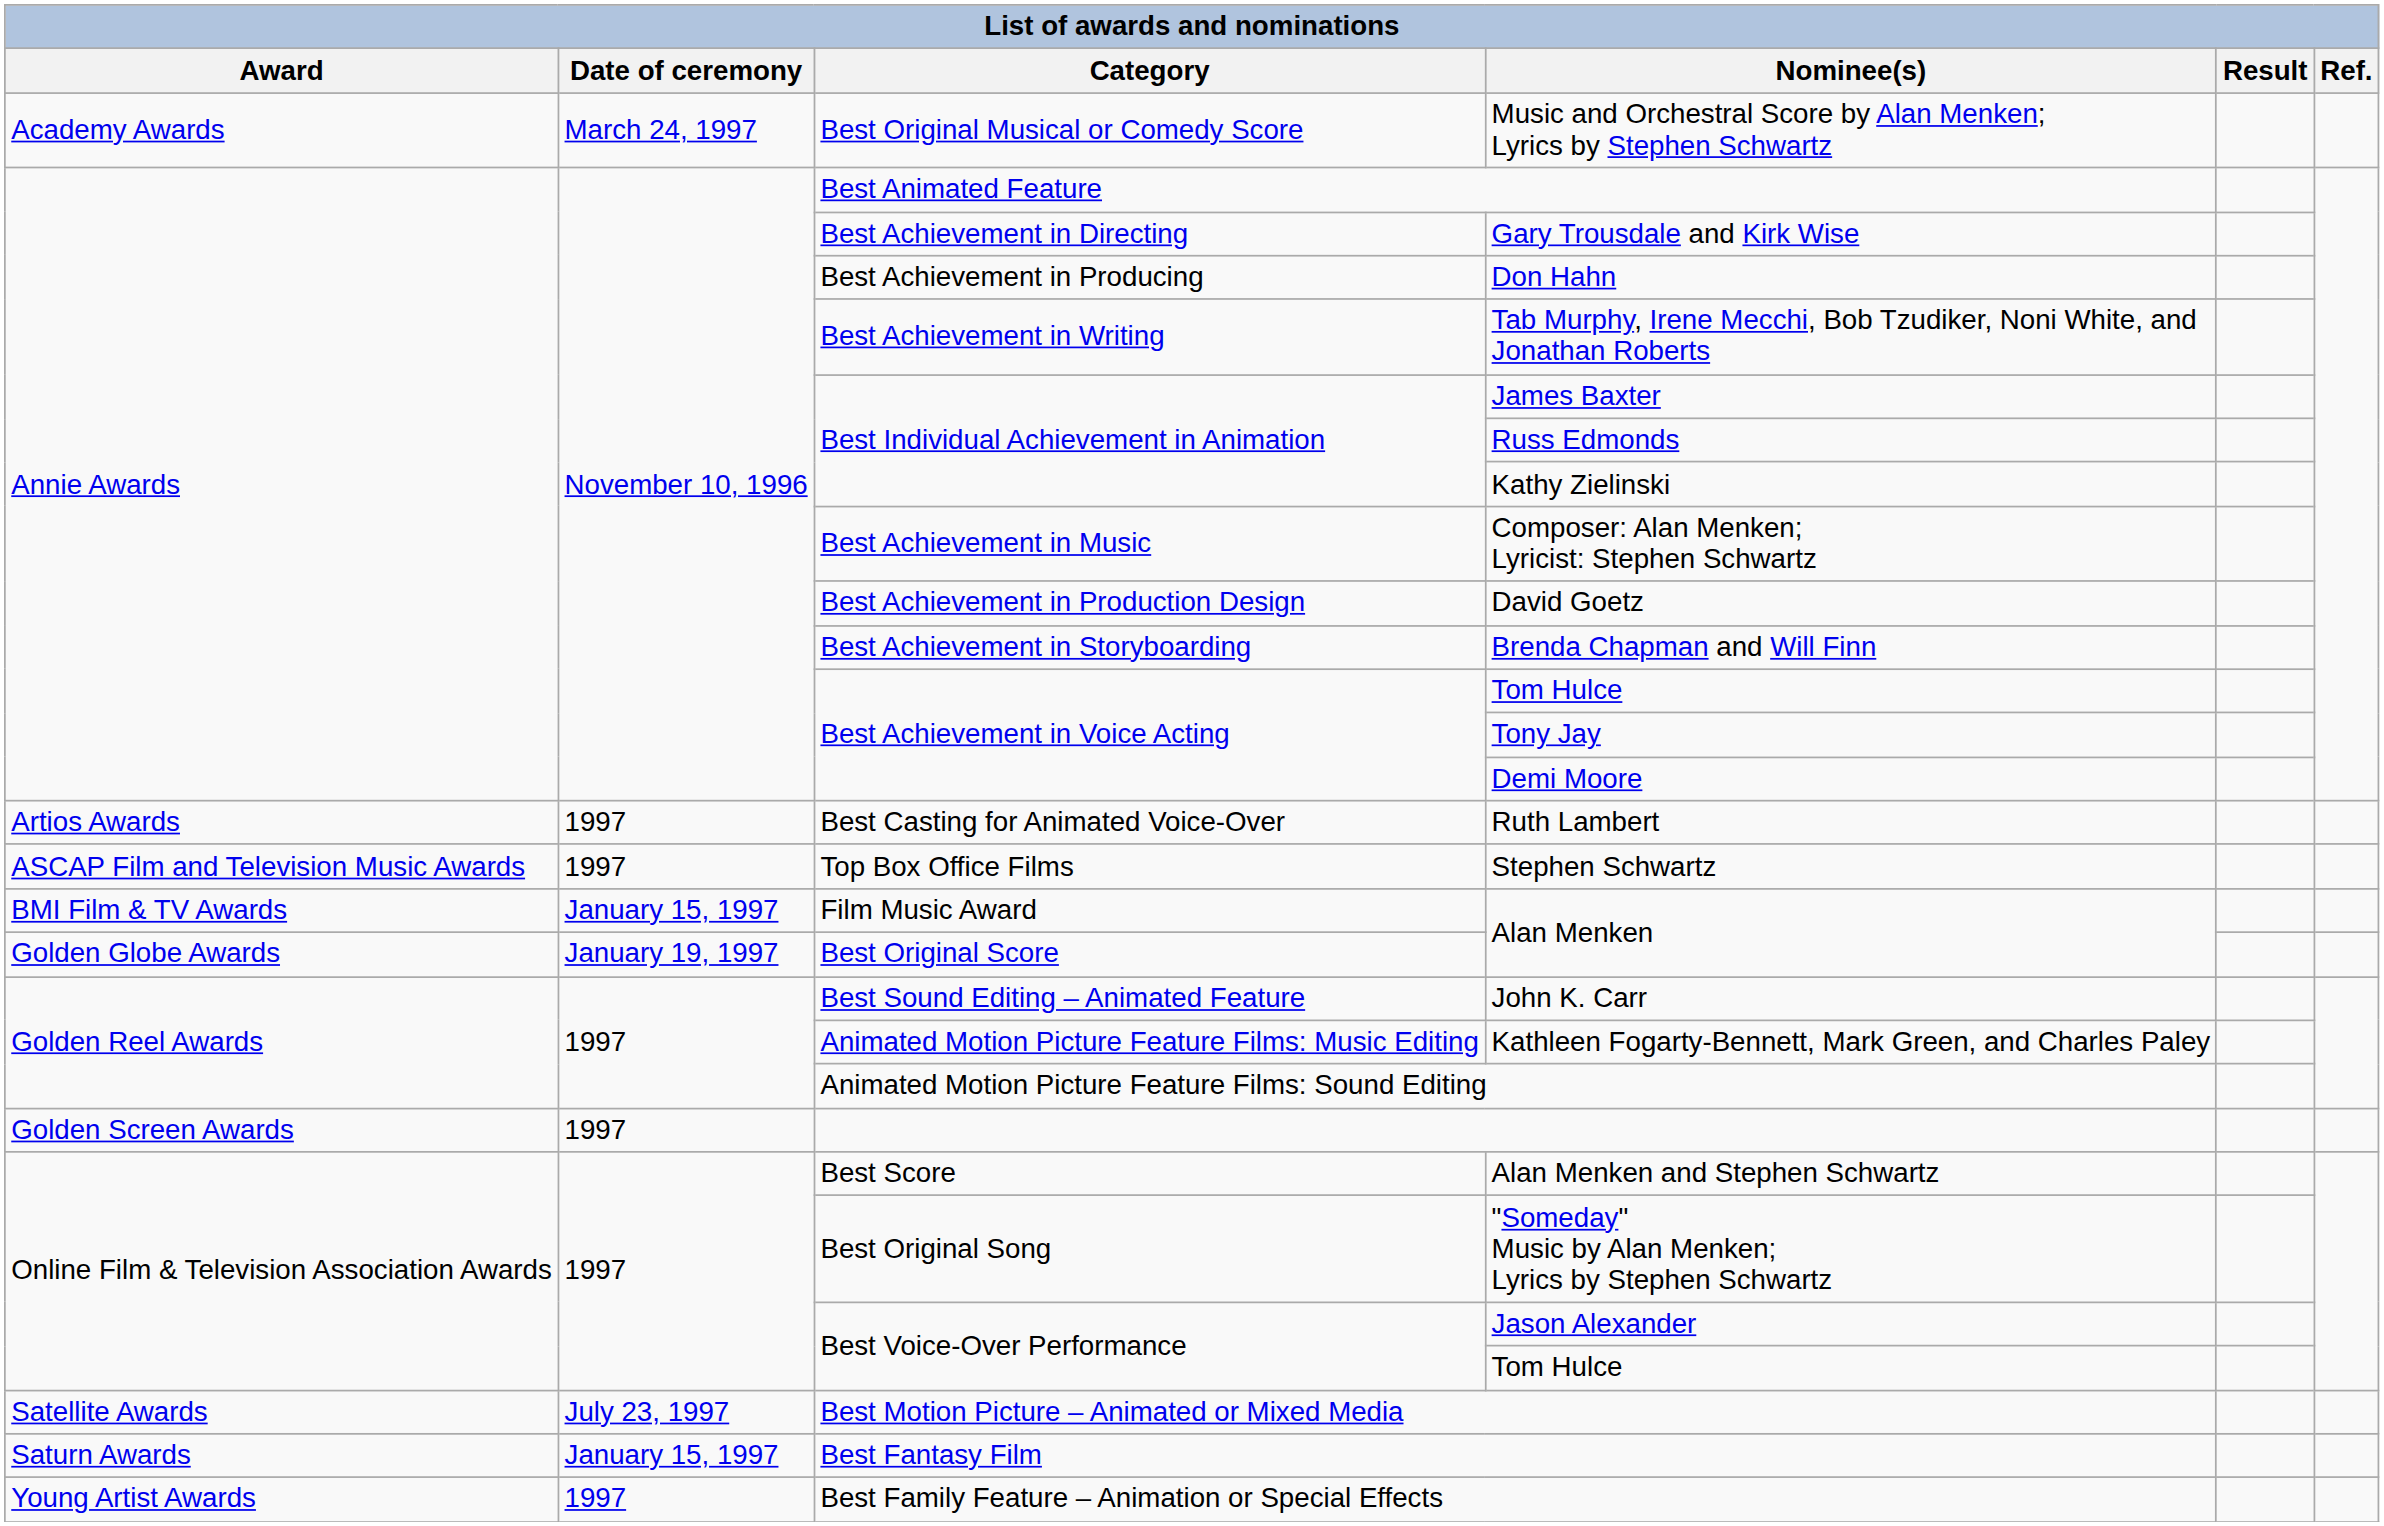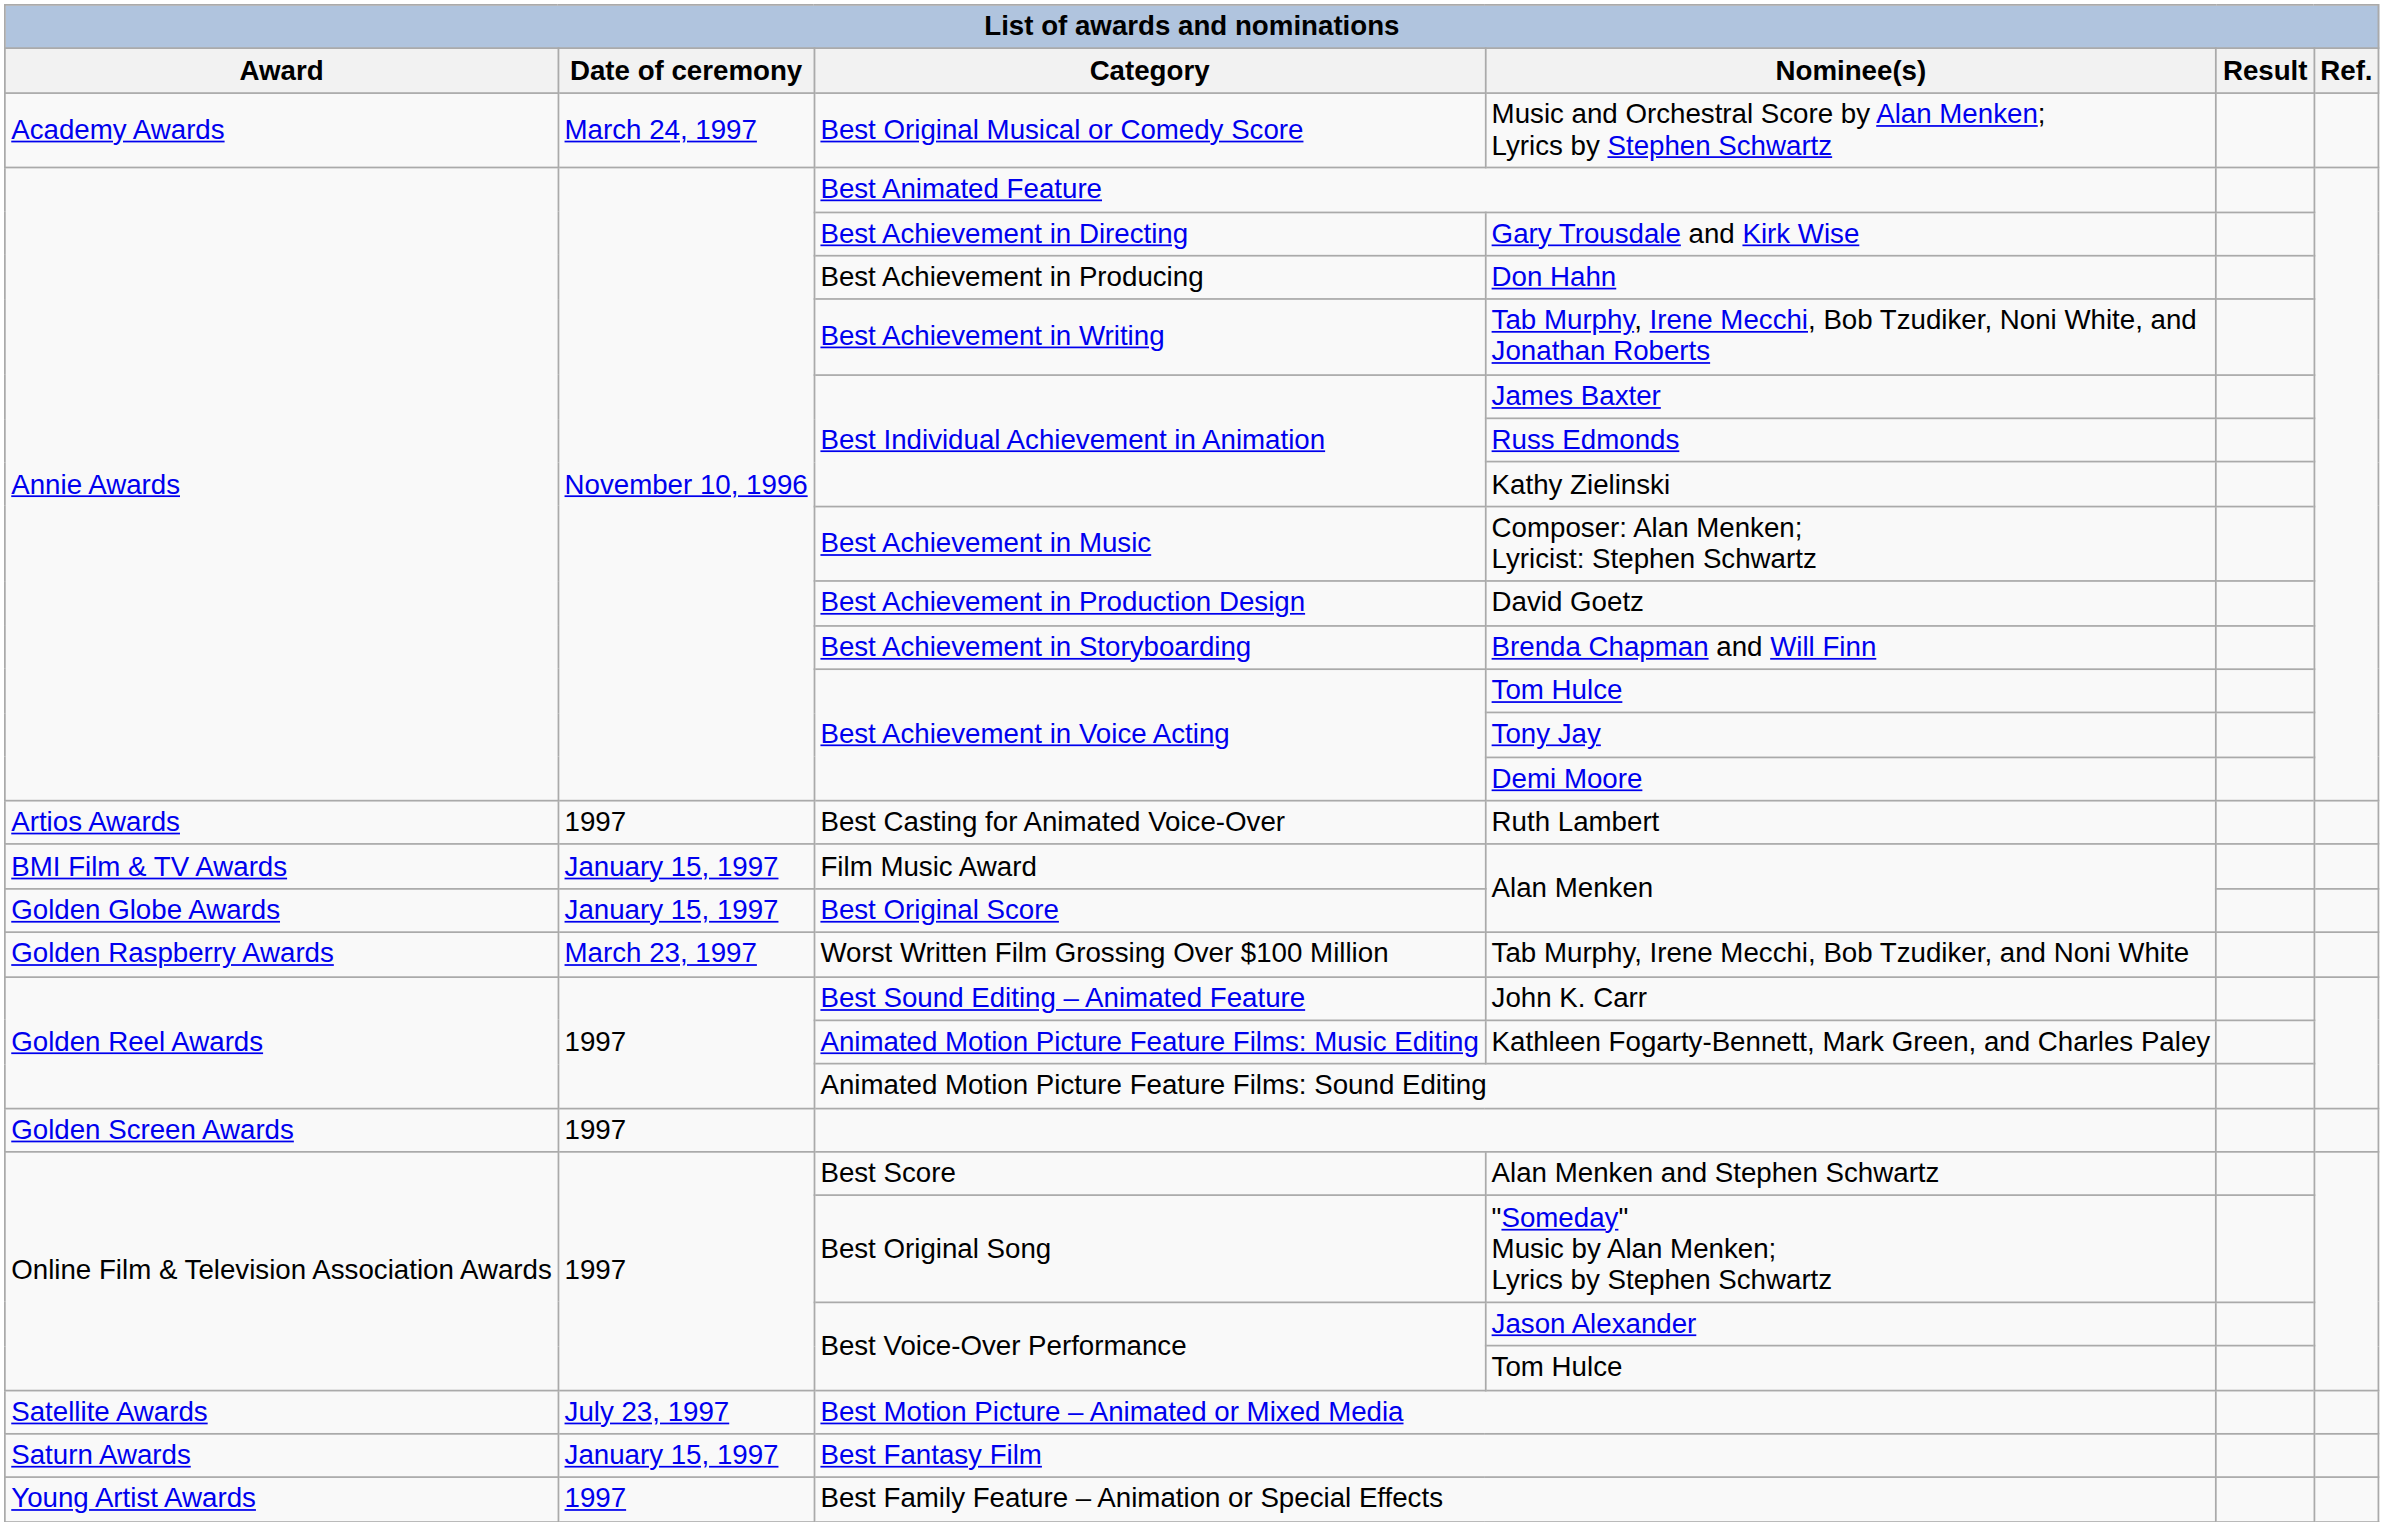- row: (947, 866)
(672, 953) January 19, 1997 -> (672, 910) January 15, 1997
+ row: (1104, 953)
